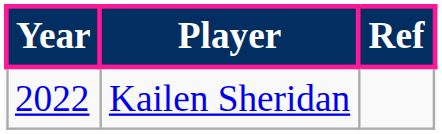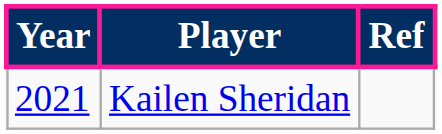(52, 97) 2022 -> (52, 97) 2021
